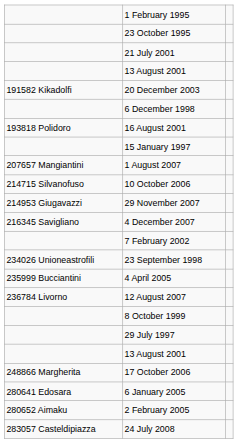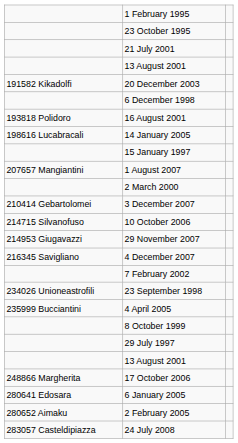+ row: (45, 135)
+ row: (63, 187)
+ row: (49, 204)
- row: (37, 297)
